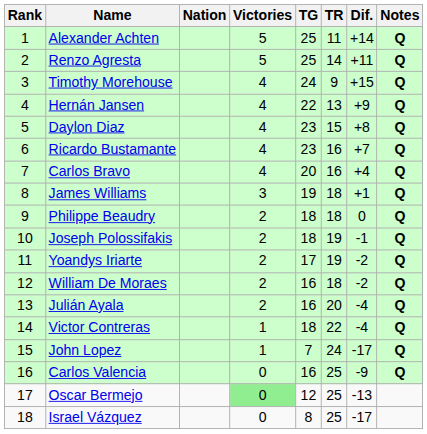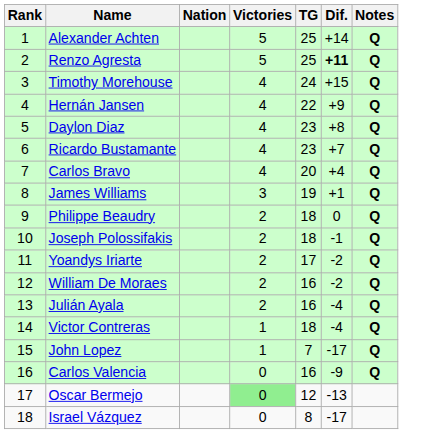- column: (334, 15)
(362, 60) normal -> (337, 60) bold
